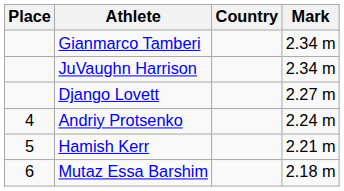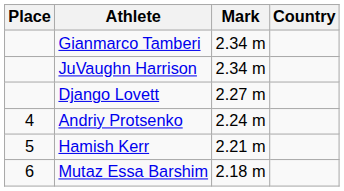columns swapped: (247, 17) <-> (311, 17)
